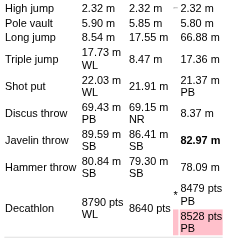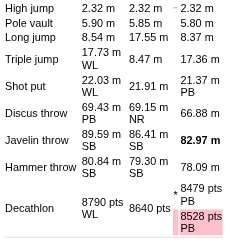(200, 38) 66.88 m -> (197, 38) 8.37 m
(197, 113) 8.37 m -> (200, 113) 66.88 m
